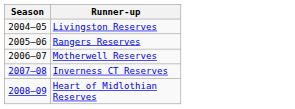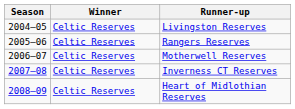+ column: (105, 12)
